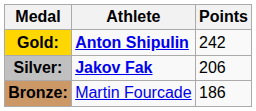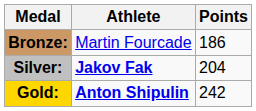rows swapped: (38, 42) <-> (38, 93)
(212, 67) 206 -> (212, 67) 204
